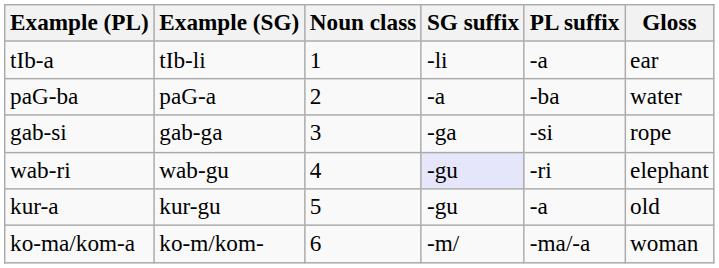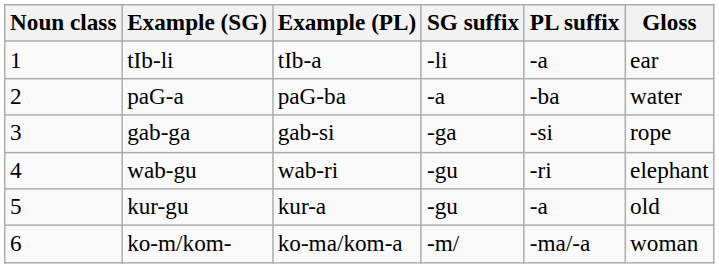columns swapped: (363, 22) <-> (79, 22)
(442, 170) lavender background -> (442, 170) no background
